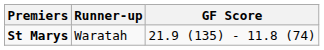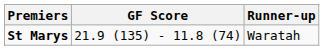columns swapped: (232, 15) <-> (108, 15)
